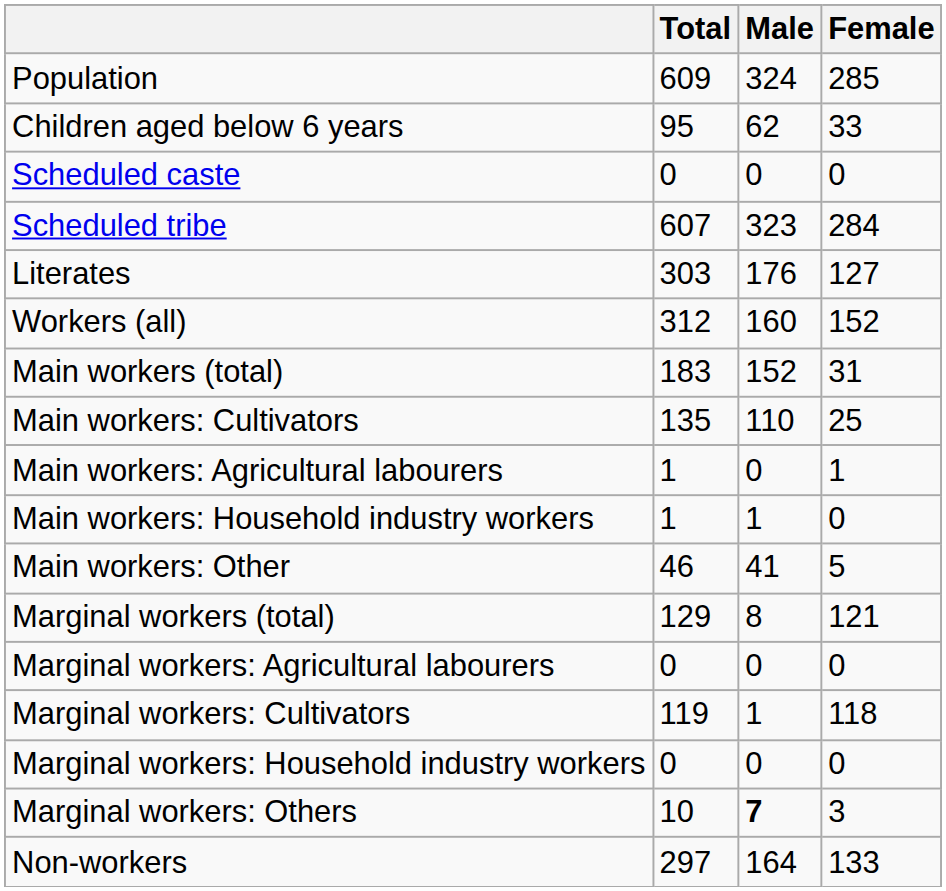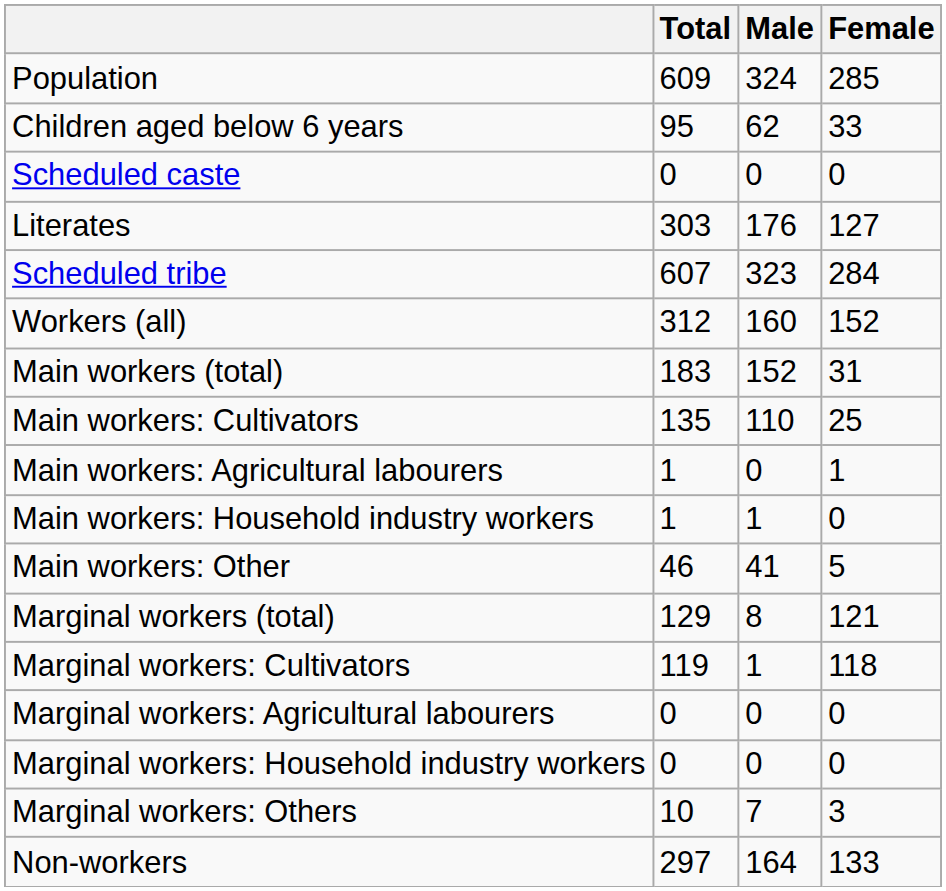rows swapped: (119, 224) <-> (71, 273)
rows swapped: (211, 714) <-> (283, 665)
(754, 812) bold -> (754, 812) normal
